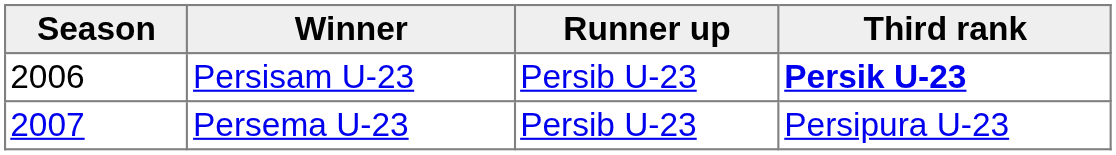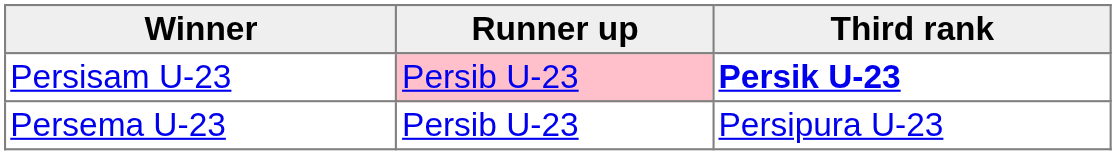- column: (96, 28)
(608, 76) no background -> (490, 76) pink background
